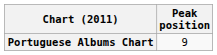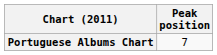(185, 42) 9 -> (185, 42) 7
